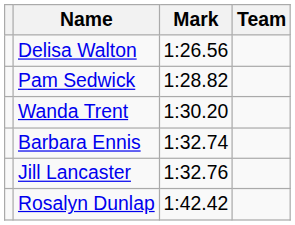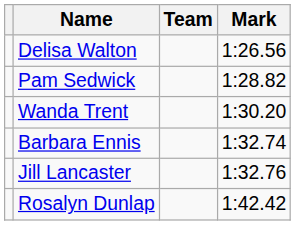columns swapped: (262, 19) <-> (196, 19)
